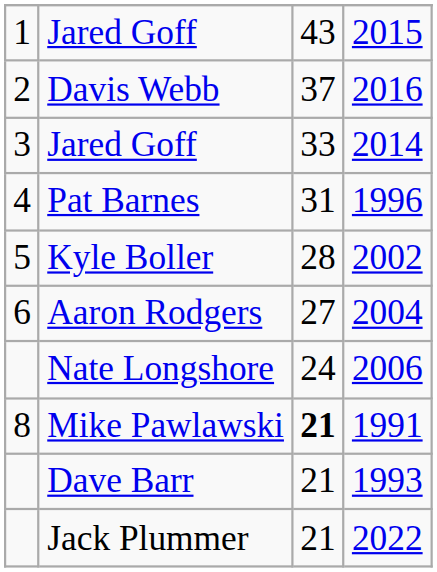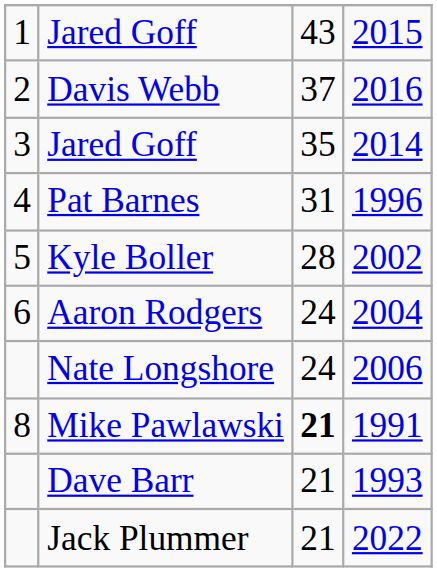(318, 144) 33 -> (318, 144) 35
(318, 312) 27 -> (318, 312) 24
